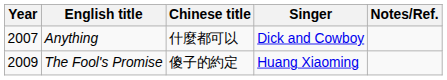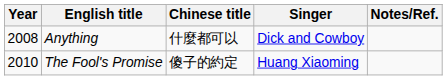(23, 38) 2007 -> (23, 38) 2008
(23, 62) 2009 -> (23, 62) 2010
